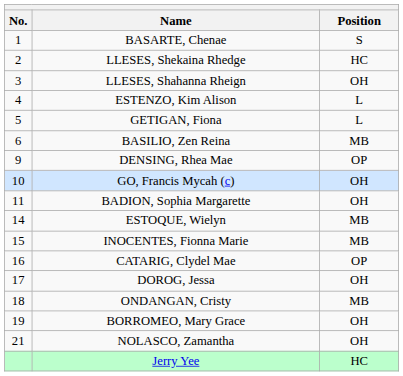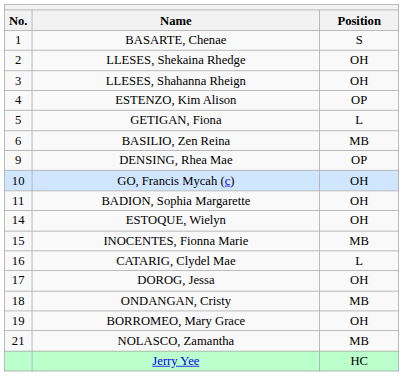(359, 60) HC -> (359, 60) OH
(359, 100) L -> (359, 100) OP
(359, 220) MB -> (359, 220) OH
(359, 260) OP -> (359, 260) L
(359, 341) OH -> (359, 341) MB
